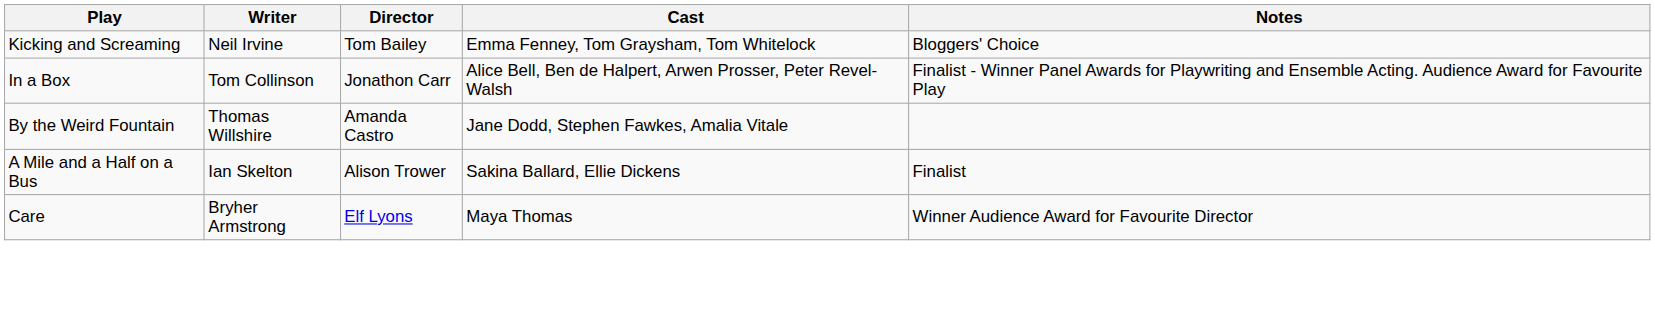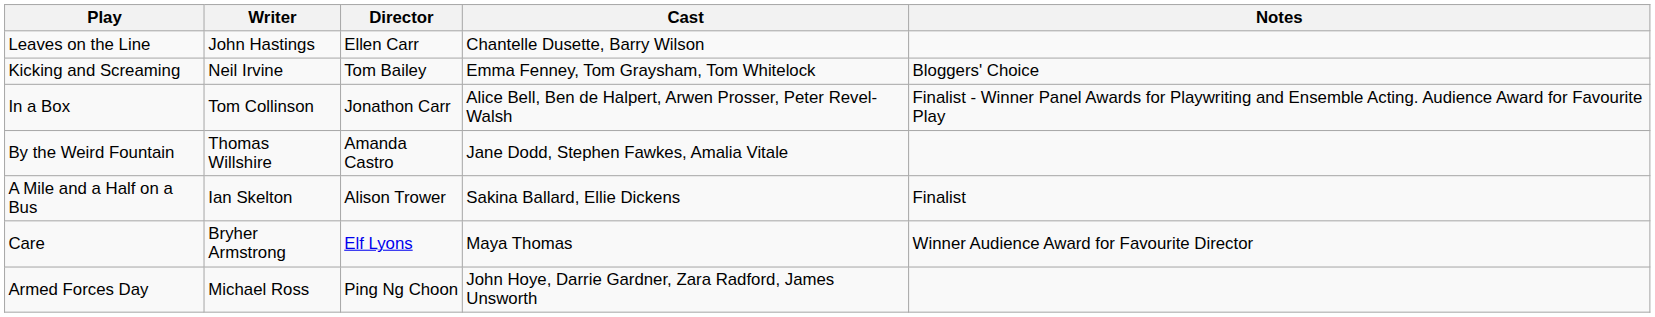+ row: (79, 44)
+ row: (78, 289)
